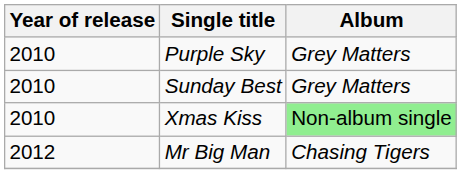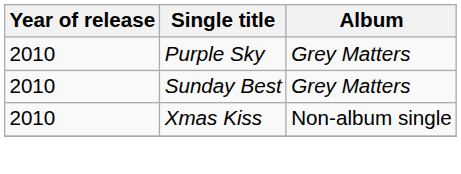(372, 119) lightgreen background -> (372, 119) no background
- row: (217, 151)
